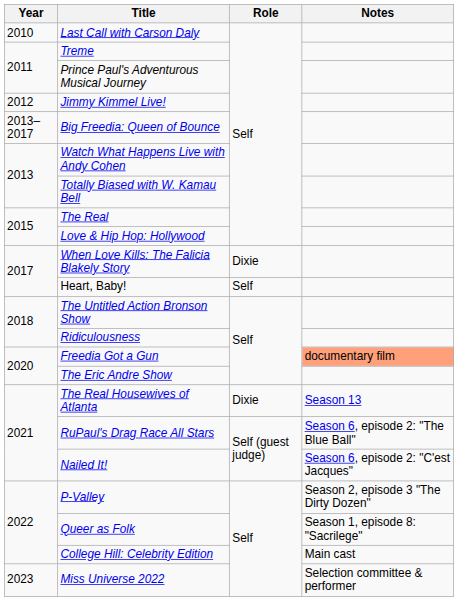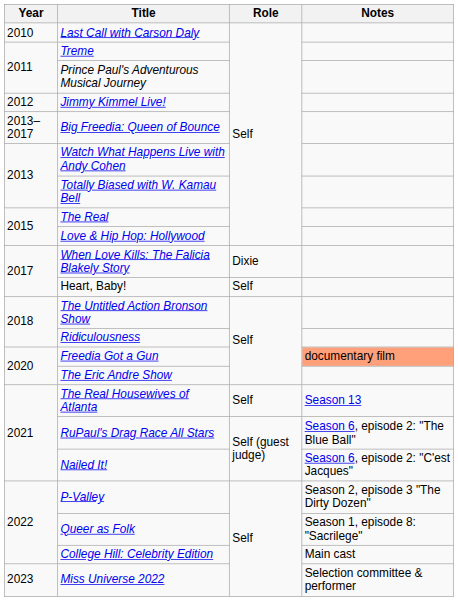(245, 400) Dixie -> (242, 400) Self
